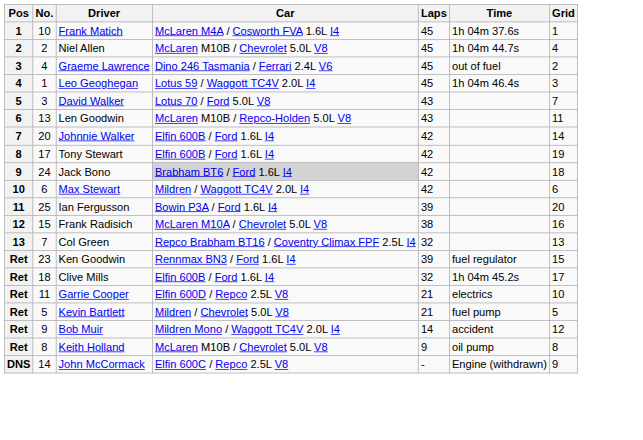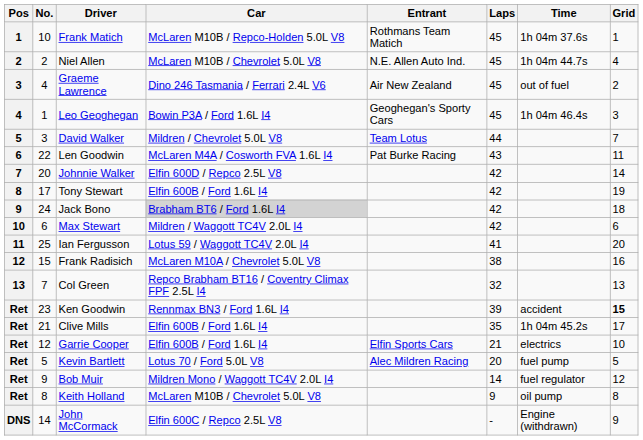+ column: (427, 13)
(247, 31) McLaren M4A / Cosworth FVA 1.6L I4 -> (246, 37) McLaren M10B / Repco-Holden 5.0L V8
(235, 84) Lotus 59 / Waggott TC4V 2.0L I4 -> (209, 115) Bowin P3A / Ford 1.6L I4
(213, 101) Lotus 70 / Ford 5.0L V8 -> (215, 138) Mildren / Chevrolet 5.0L V8
(427, 101) 43 -> (495, 138) 44
(44, 119) 13 -> (44, 156) 22
(253, 119) McLaren M10B / Repco-Holden 5.0L V8 -> (240, 156) McLaren M4A / Cosworth FVA 1.6L I4
(214, 136) Elfin 600B / Ford 1.6L I4 -> (215, 174) Elfin 600D / Repco 2.5L V8
(216, 207) Bowin P3A / Ford 1.6L I4 -> (228, 244) Lotus 59 / Waggott TC4V 2.0L I4
(427, 207) 39 -> (495, 244) 41
(484, 259) fuel regulator -> (541, 309) accident
(558, 259) normal -> (619, 309) bold
(44, 277) 18 -> (44, 326) 21
(427, 277) 32 -> (495, 326) 35
(44, 294) 11 -> (44, 344) 12
(222, 294) Elfin 600D / Repco 2.5L V8 -> (208, 344) Elfin 600B / Ford 1.6L I4
(222, 312) Mildren / Chevrolet 5.0L V8 -> (206, 362) Lotus 70 / Ford 5.0L V8
(427, 312) 21 -> (495, 362) 20
(473, 330) accident -> (553, 379) fuel regulator
